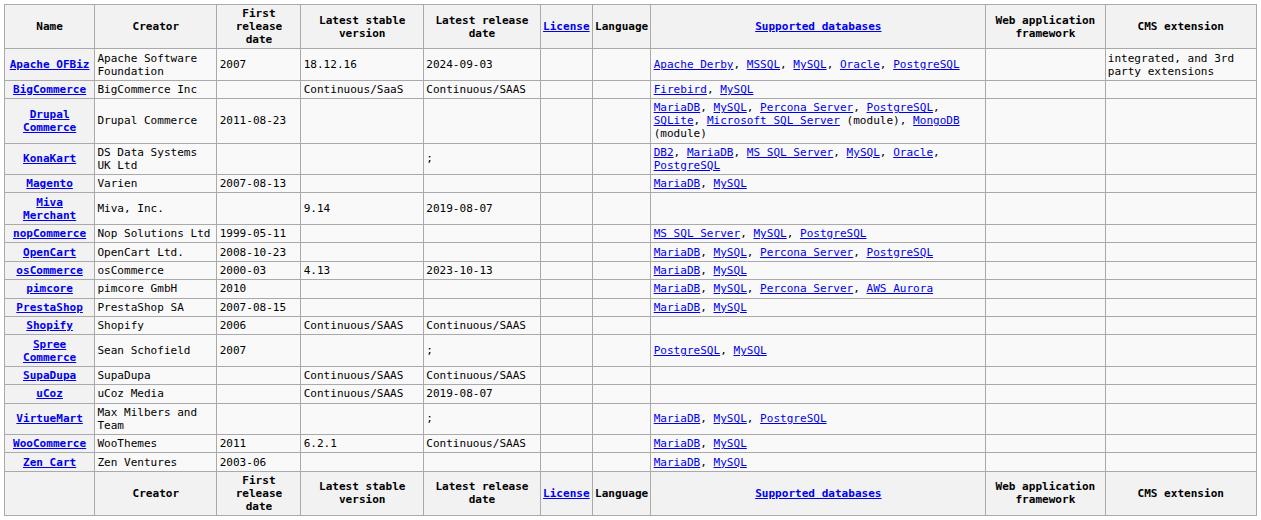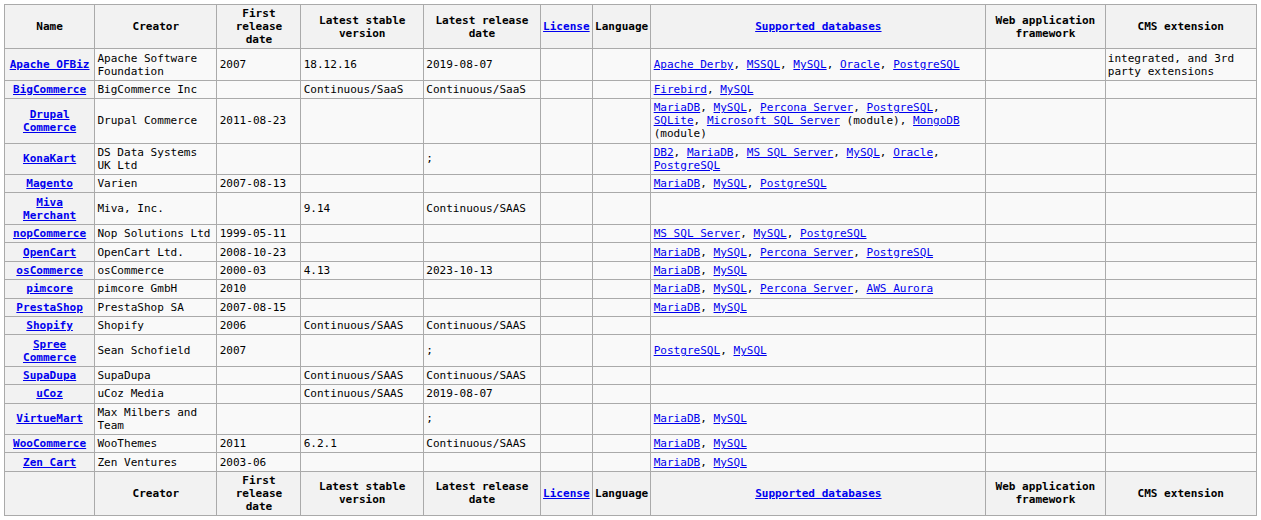(460, 65) 2024-09-03 -> (460, 65) 2019-08-07
(476, 90) Continuous/SAAS -> (476, 90) Continuous/SaaS
(700, 184) MariaDB, MySQL -> (740, 184) MariaDB, MySQL, PostgreSQL
(460, 209) 2019-08-07 -> (476, 209) Continuous/SAAS
(740, 419) MariaDB, MySQL, PostgreSQL -> (700, 419) MariaDB, MySQL
